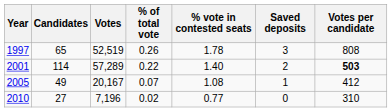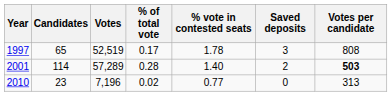(149, 51) 0.26 -> (149, 51) 0.17
(149, 67) 0.22 -> (149, 67) 0.28
- row: (18, 83)
(61, 99) 27 -> (61, 83) 23
(351, 99) 310 -> (351, 83) 313
